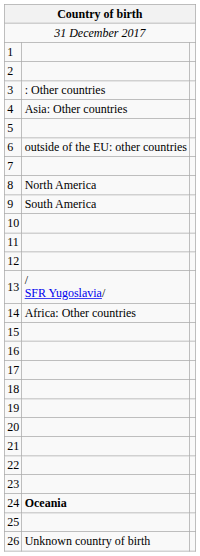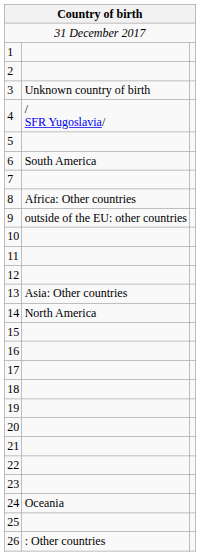(65, 90) : Other countries -> (87, 90) Unknown country of birth
(76, 109) Asia: Other countries -> (65, 115) / SFR Yugoslavia/
(106, 147) outside of the EU: other countries -> (61, 160) South America
(60, 185) North America -> (80, 198) Africa: Other countries
(61, 204) South America -> (106, 217) outside of the EU: other countries
(65, 287) / SFR Yugoslavia/ -> (76, 293) Asia: Other countries
(80, 312) Africa: Other countries -> (60, 312) North America
(46, 503) bold -> (44, 503) normal
(87, 541) Unknown country of birth -> (65, 541) : Other countries
